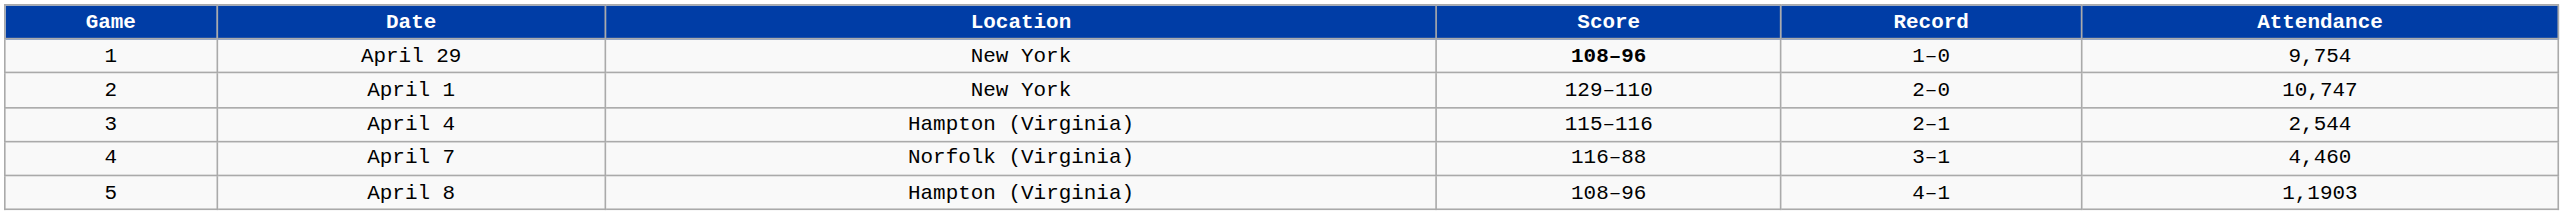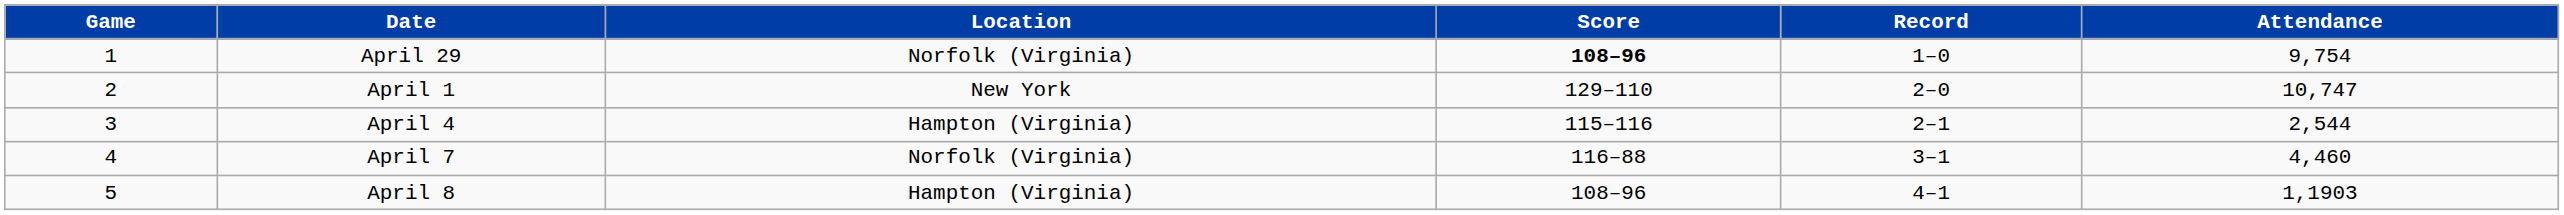(1021, 56) New York -> (1021, 56) Norfolk (Virginia)
